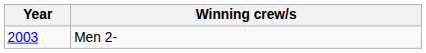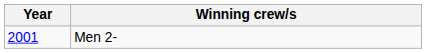(23, 37) 2003 -> (23, 37) 2001
